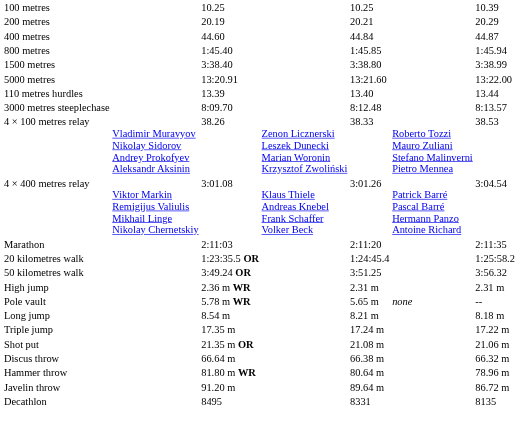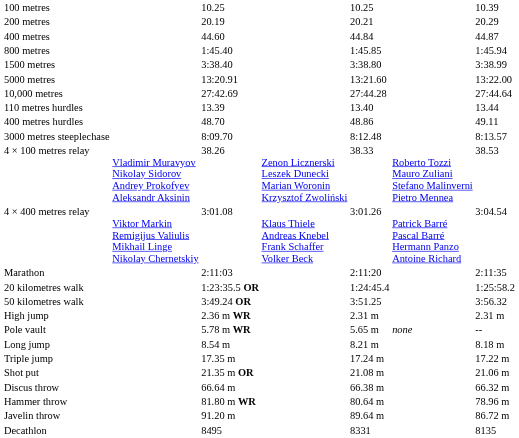+ row: (33, 93)
+ row: (44, 122)
